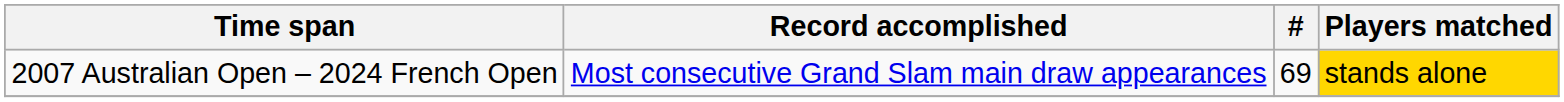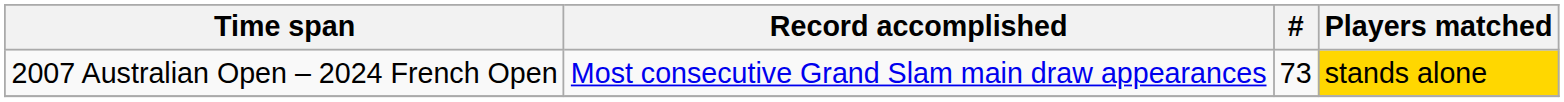(1296, 72) 69 -> (1296, 72) 73
